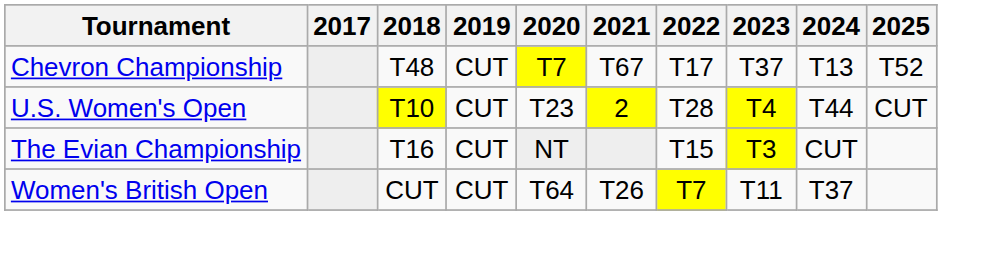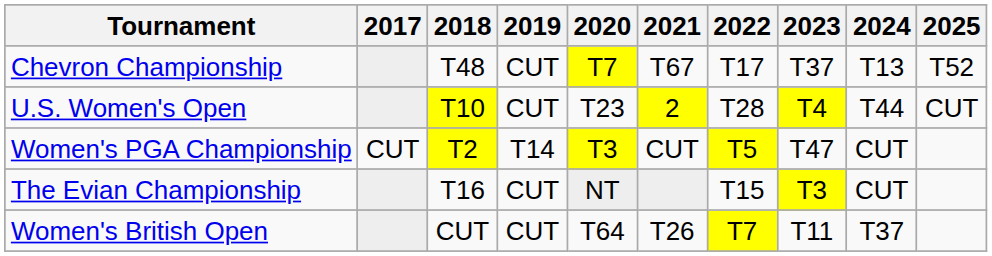+ row: (181, 149)
